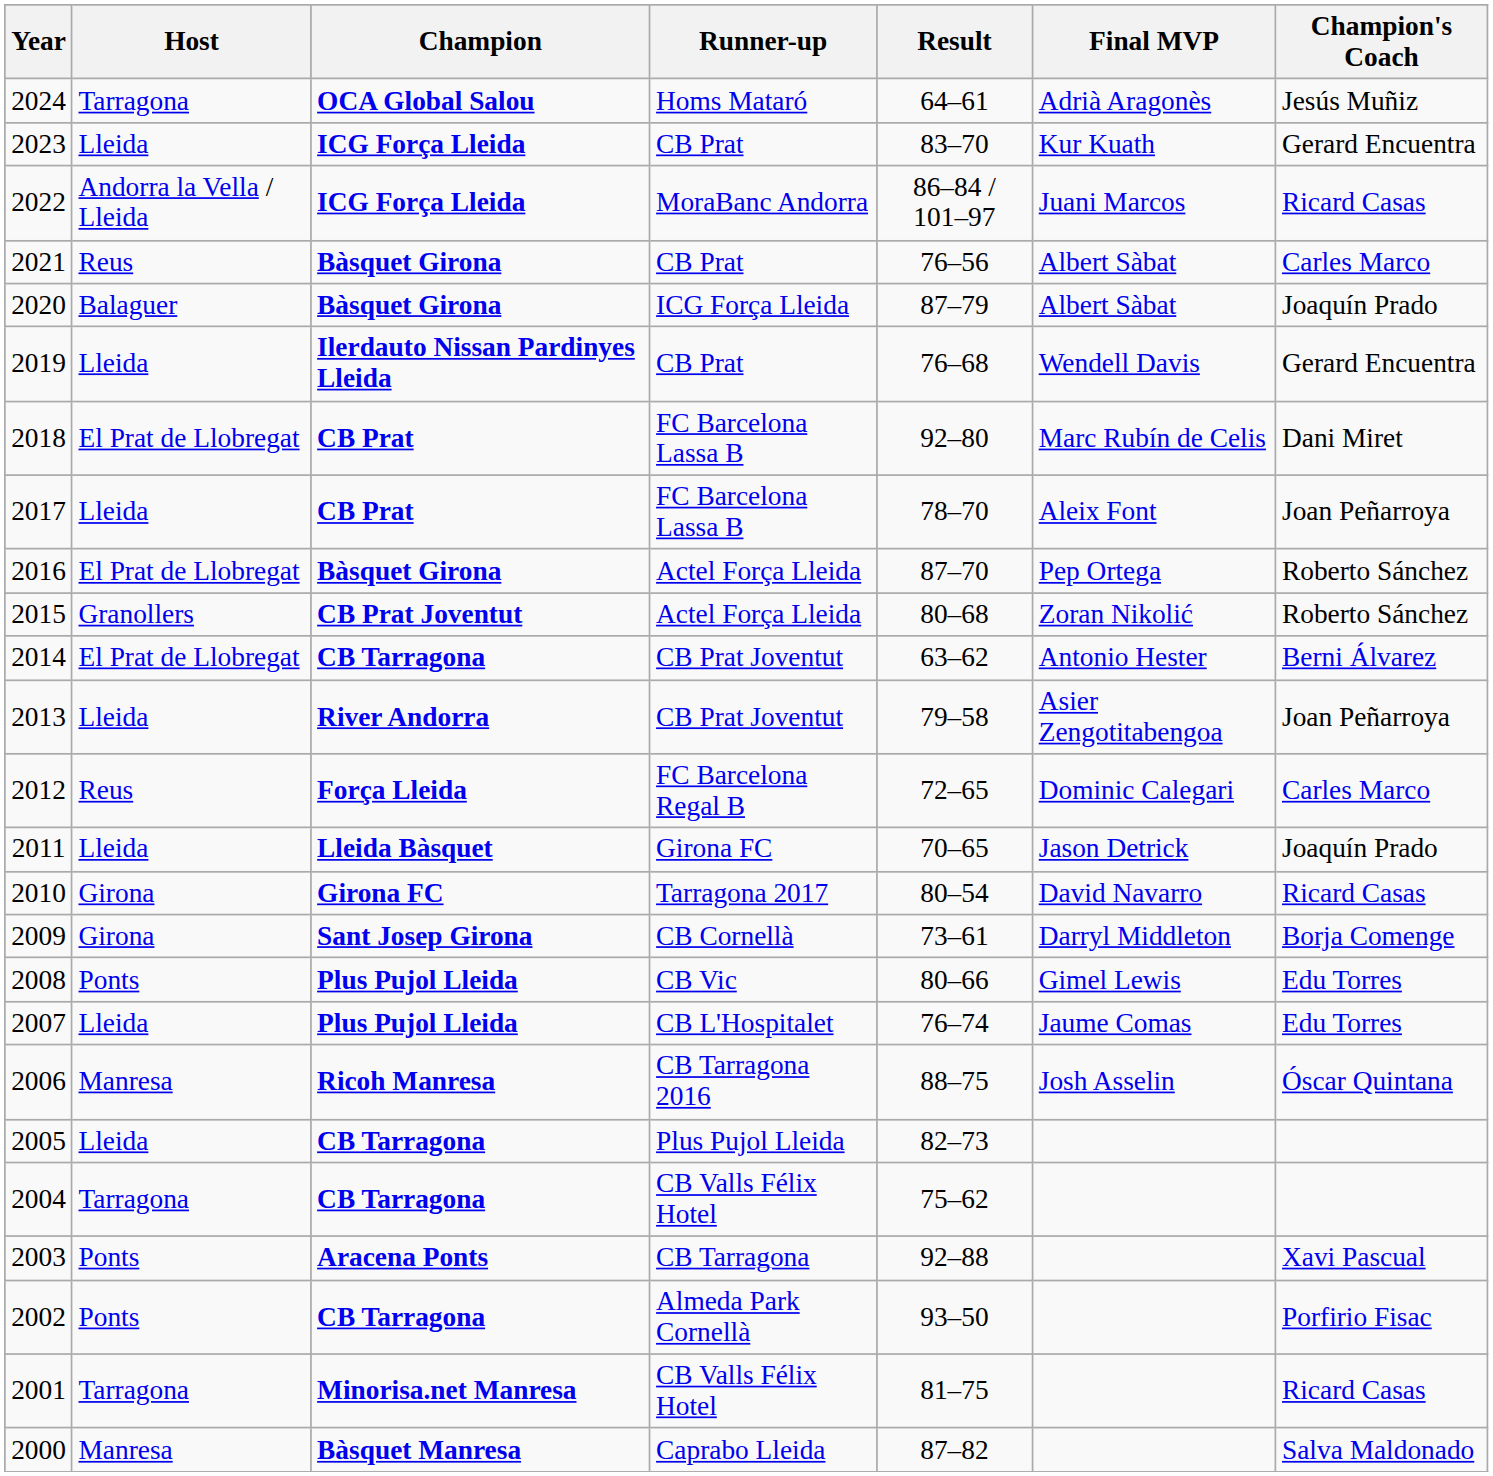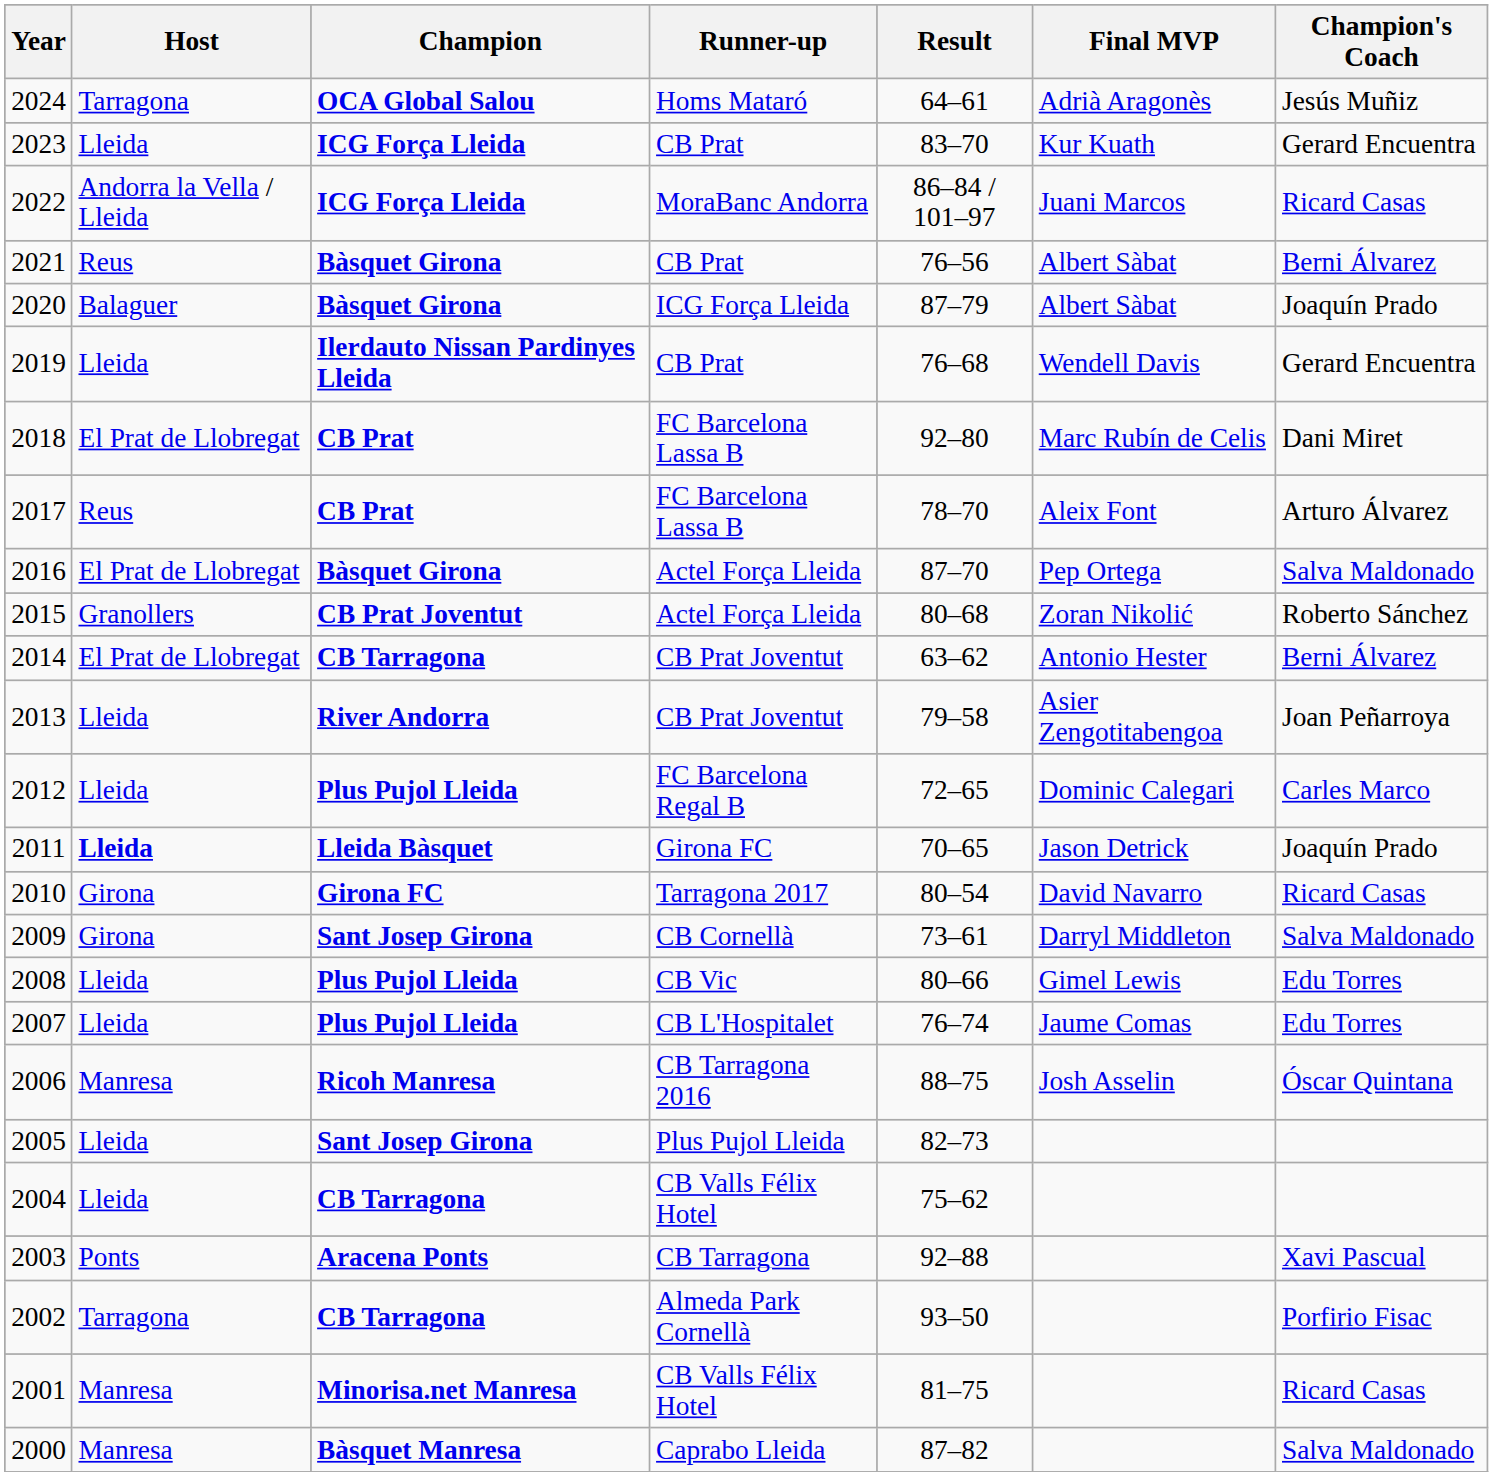(1356, 261) Carles Marco -> (1359, 261) Berni Álvarez
(113, 511) Lleida -> (106, 511) Reus
(1366, 511) Joan Peñarroya -> (1365, 511) Arturo Álvarez
(1375, 570) Roberto Sánchez -> (1378, 570) Salva Maldonado
(106, 790) Reus -> (113, 790) Lleida
(392, 790) Força Lleida -> (417, 790) Plus Pujol Lleida
(113, 849) normal -> (116, 849) bold
(1368, 935) Borja Comenge -> (1378, 935) Salva Maldonado
(109, 979) Ponts -> (113, 979) Lleida
(401, 1140) CB Tarragona -> (425, 1140) Sant Josep Girona
(134, 1199) Tarragona -> (113, 1199) Lleida
(109, 1316) Ponts -> (134, 1316) Tarragona
(134, 1390) Tarragona -> (126, 1390) Manresa
